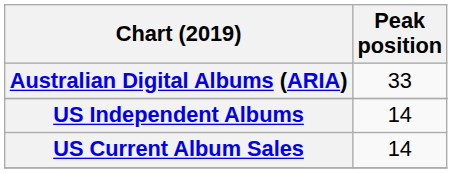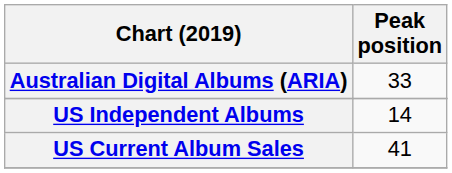(400, 149) 14 -> (400, 149) 41
